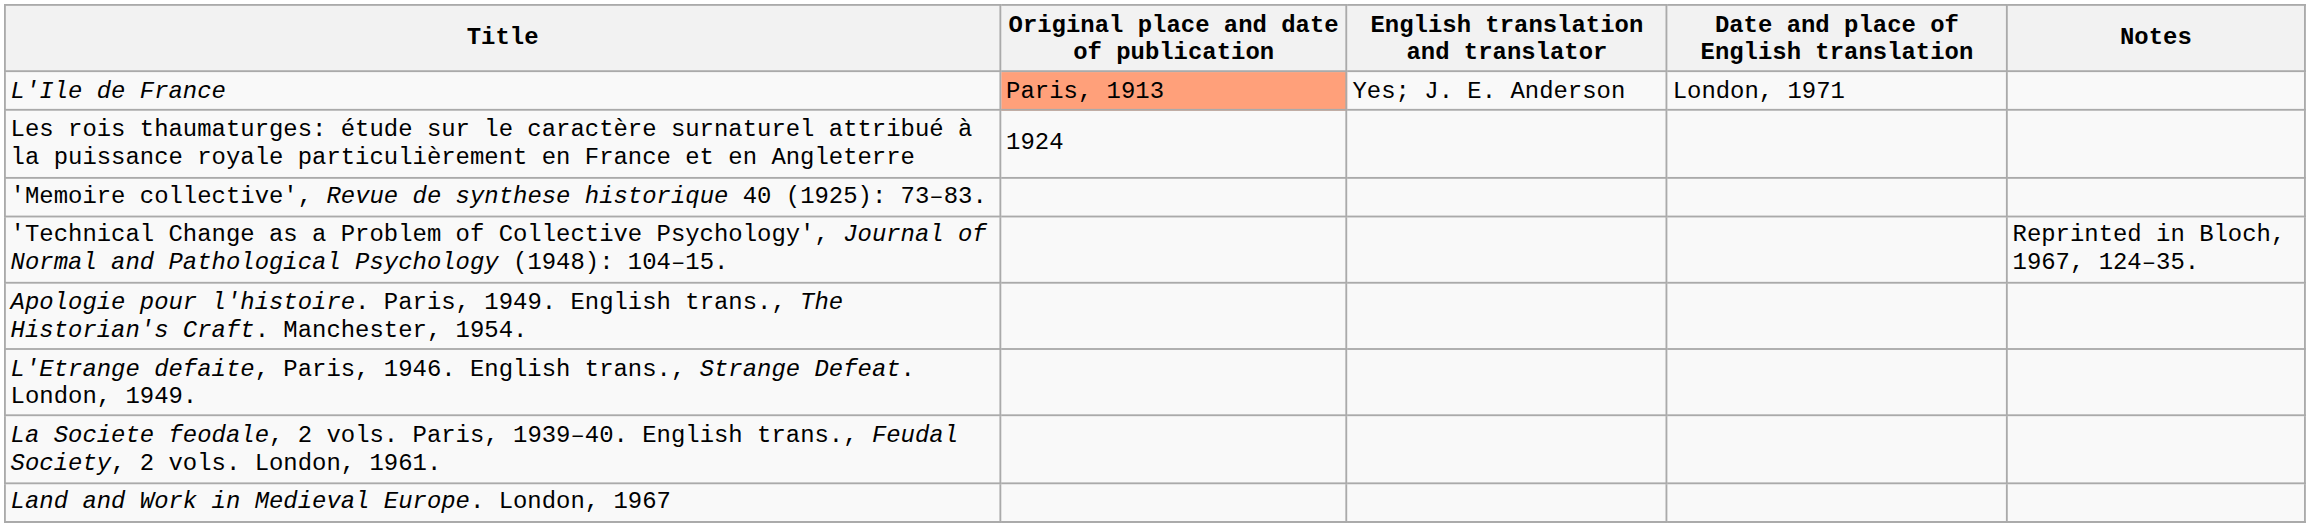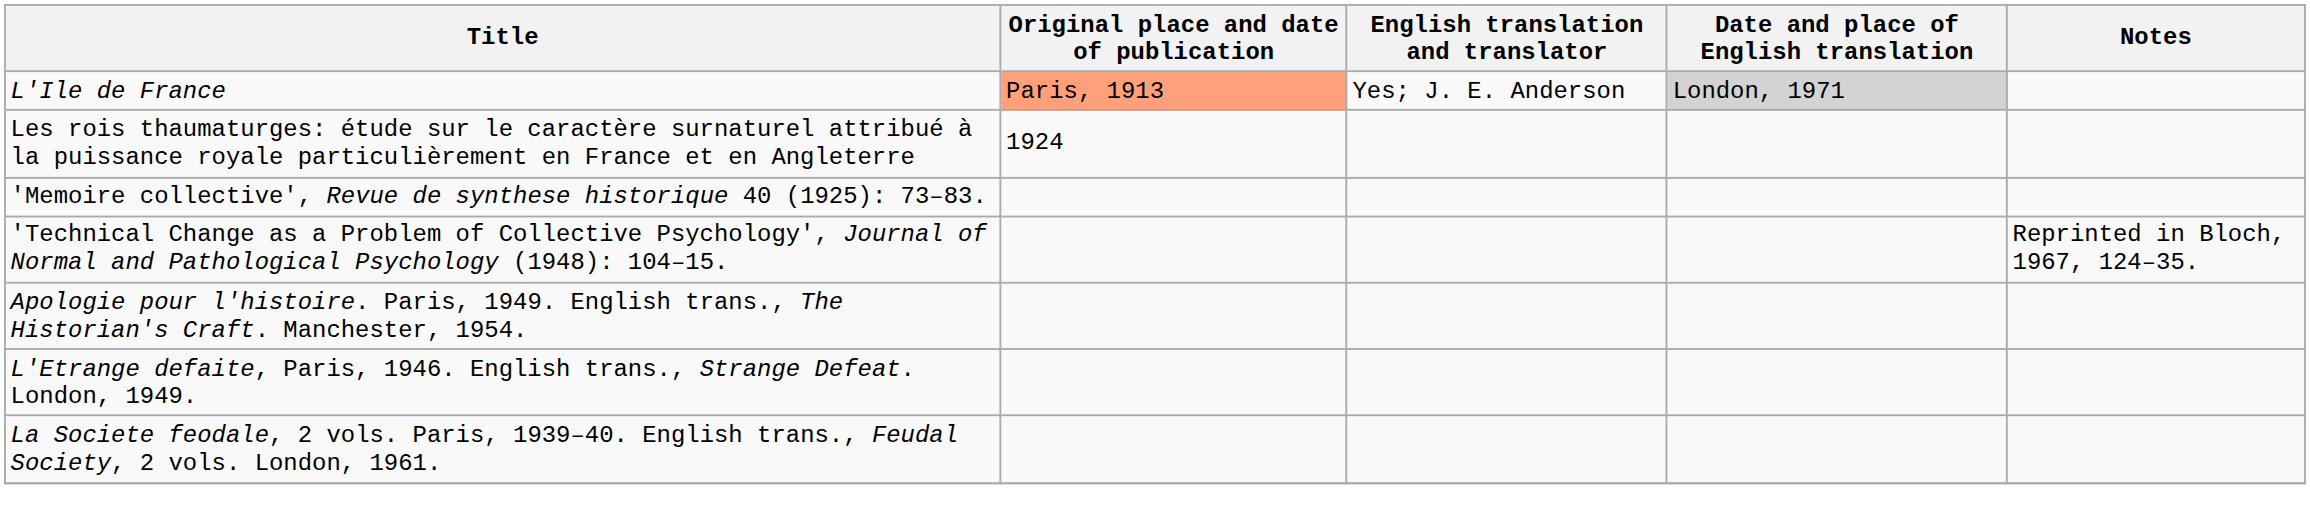(1759, 91) no background -> (1759, 91) lightgrey background
- row: (341, 502)
